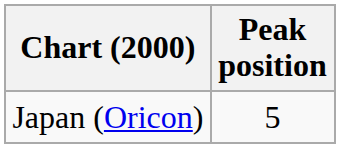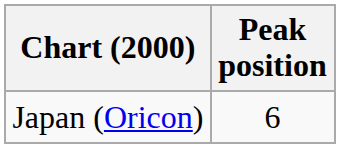(272, 116) 5 -> (272, 116) 6
